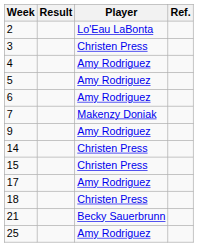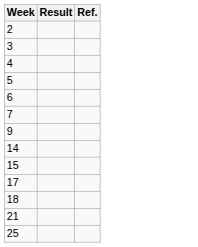- column: (121, 13)
